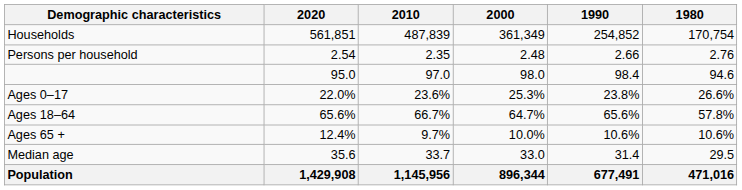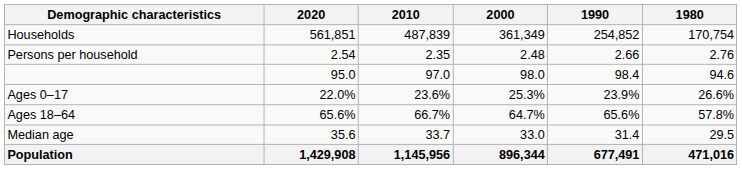(621, 95) 23.8% -> (621, 95) 23.9%
- row: (36, 135)
